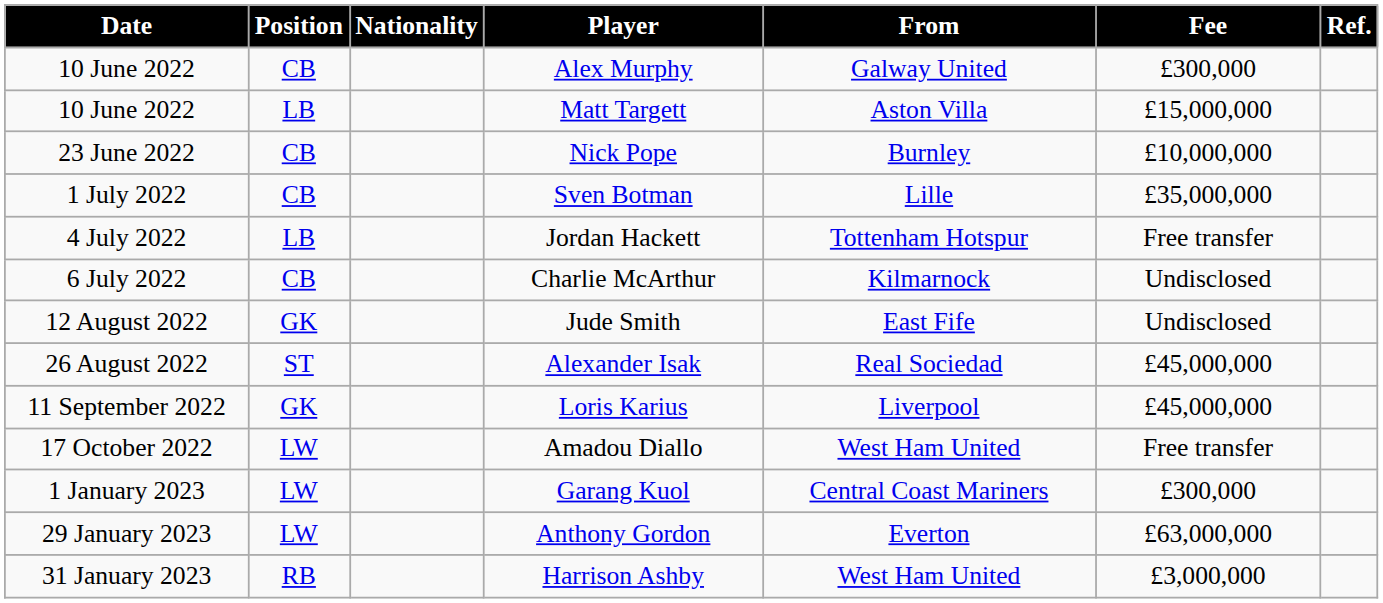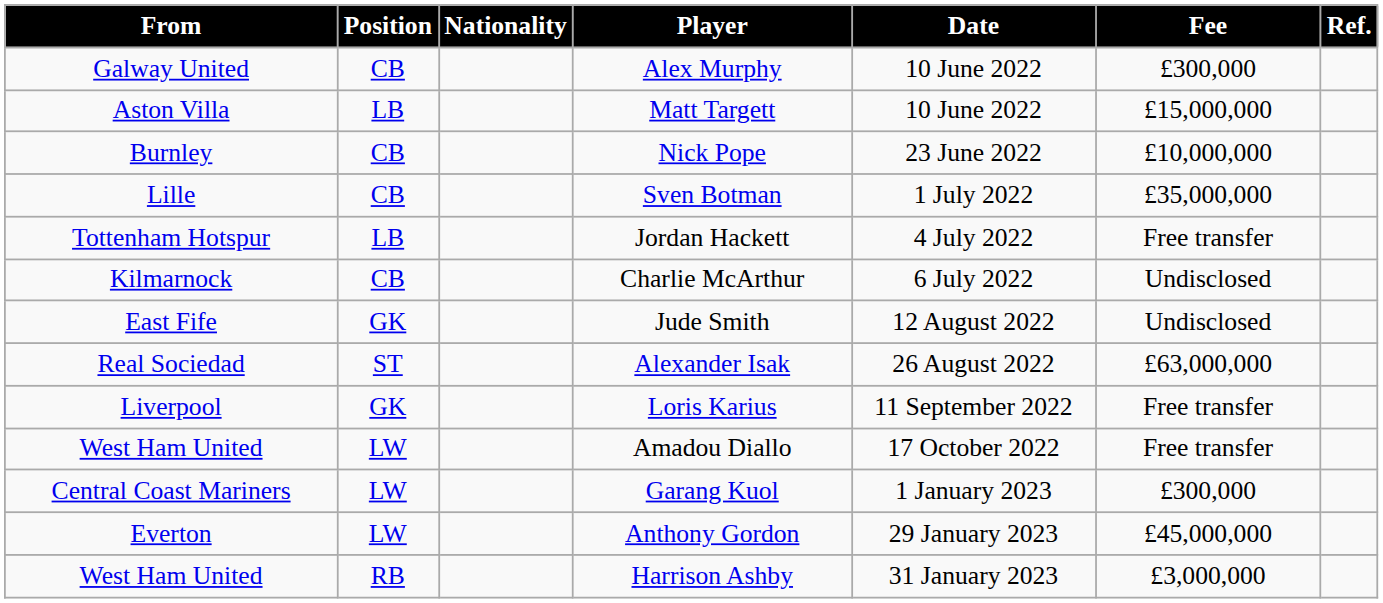columns swapped: (127, 26) <-> (929, 26)
(1208, 364) £45,000,000 -> (1208, 364) £63,000,000
(1208, 406) £45,000,000 -> (1208, 406) Free transfer
(1208, 533) £63,000,000 -> (1208, 533) £45,000,000
